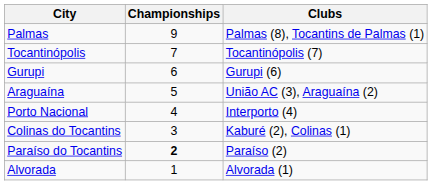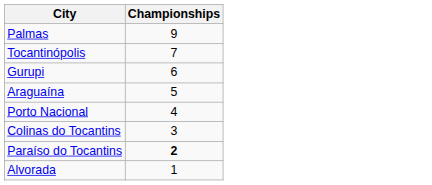- column: (325, 14)
